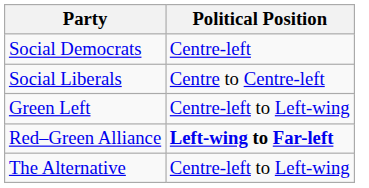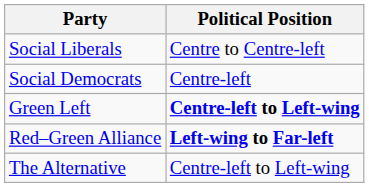rows swapped: (75, 49) <-> (65, 78)
(260, 108) normal -> (265, 108) bold
